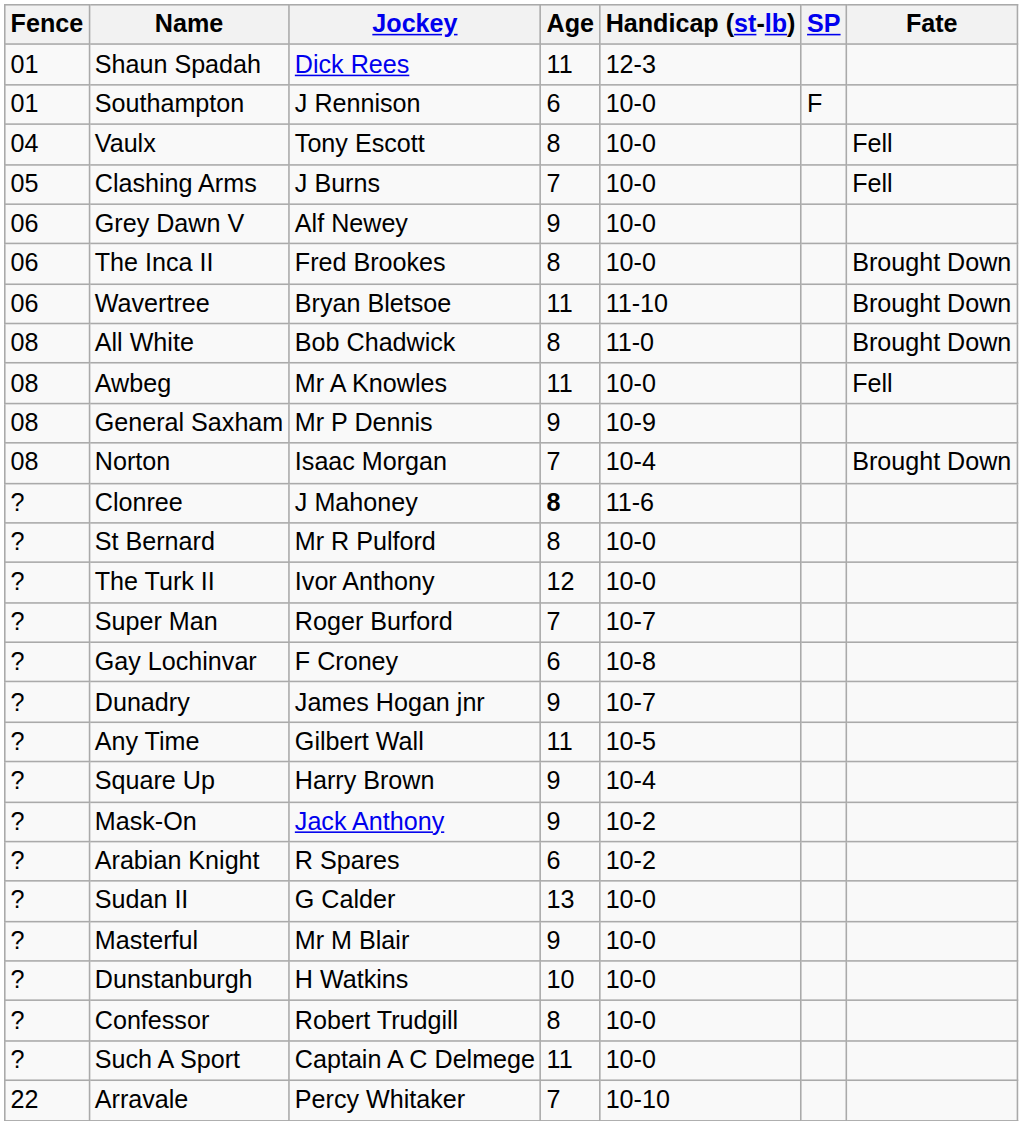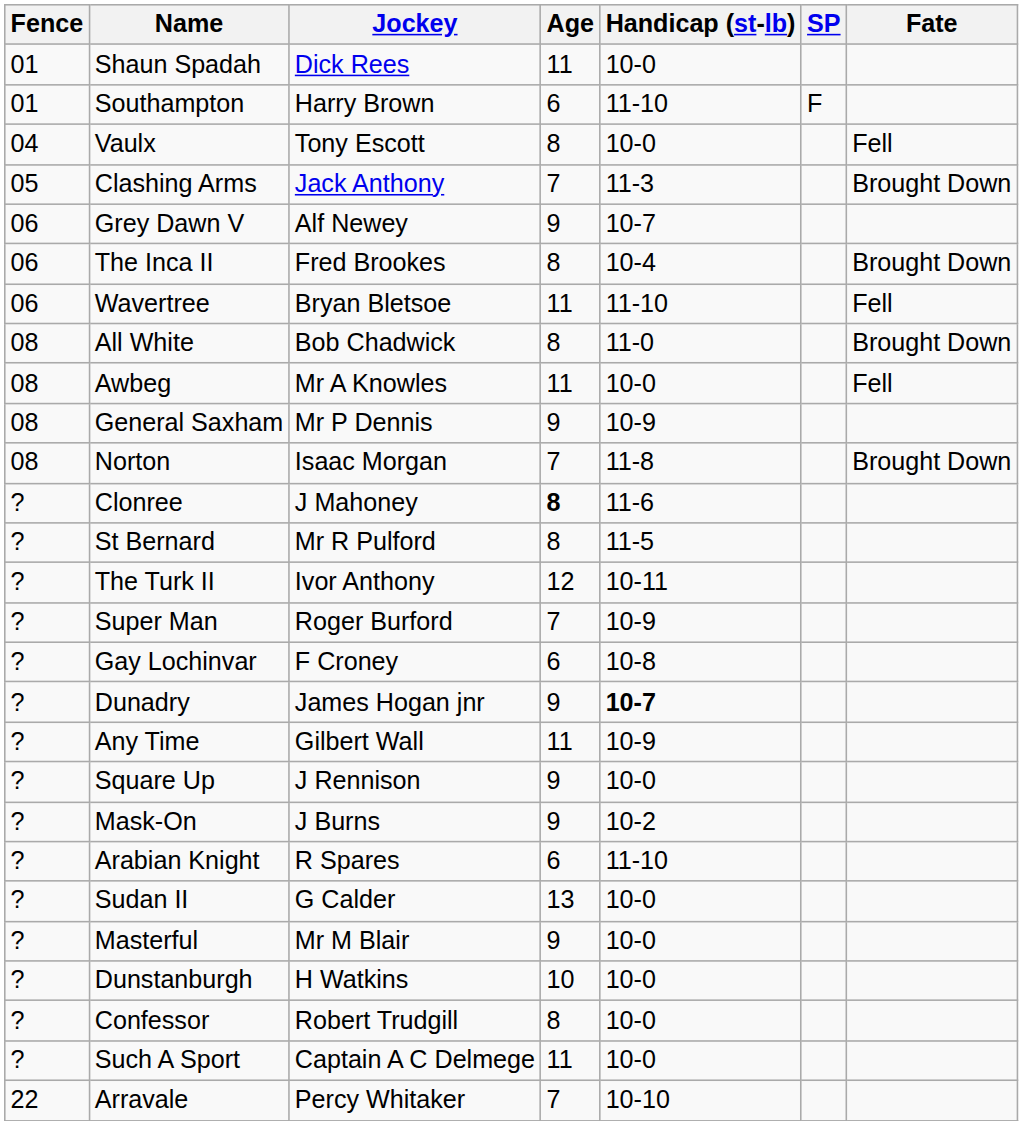(631, 64) 12-3 -> (631, 64) 10-0
(358, 104) J Rennison -> (365, 104) Harry Brown
(631, 104) 10-0 -> (637, 104) 11-10
(337, 183) J Burns -> (370, 183) Jack Anthony
(631, 183) 10-0 -> (630, 183) 11-3
(872, 183) Fell -> (932, 183) Brought Down
(631, 223) 10-0 -> (631, 223) 10-7
(631, 263) 10-0 -> (631, 263) 10-4
(932, 303) Brought Down -> (872, 303) Fell
(631, 462) 10-4 -> (630, 462) 11-8
(631, 542) 10-0 -> (630, 542) 11-5
(631, 582) 10-0 -> (637, 582) 10-11
(631, 622) 10-7 -> (631, 622) 10-9
(631, 701) normal -> (631, 701) bold
(631, 741) 10-5 -> (631, 741) 10-9
(365, 781) Harry Brown -> (358, 781) J Rennison
(631, 781) 10-4 -> (631, 781) 10-0
(370, 821) Jack Anthony -> (337, 821) J Burns
(631, 861) 10-2 -> (637, 861) 11-10
